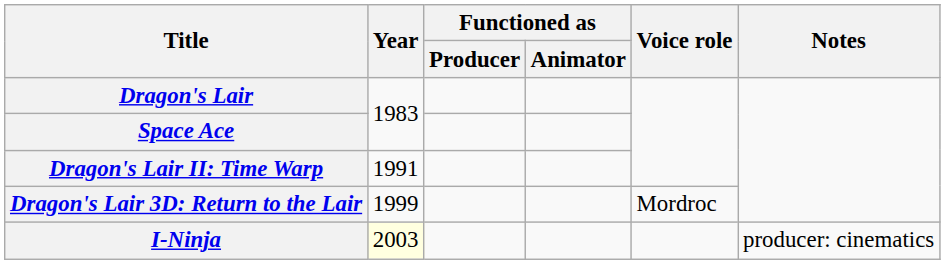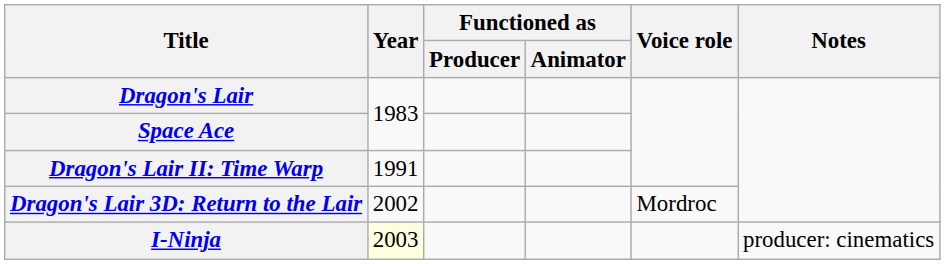(396, 204) 1999 -> (396, 204) 2002
